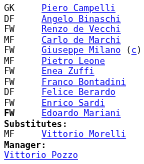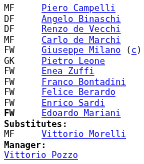(9, 8) GK -> (9, 8) MF
(9, 29) FW -> (9, 29) DF
(9, 61) MF -> (9, 61) GK
(9, 92) DF -> (9, 92) FW
